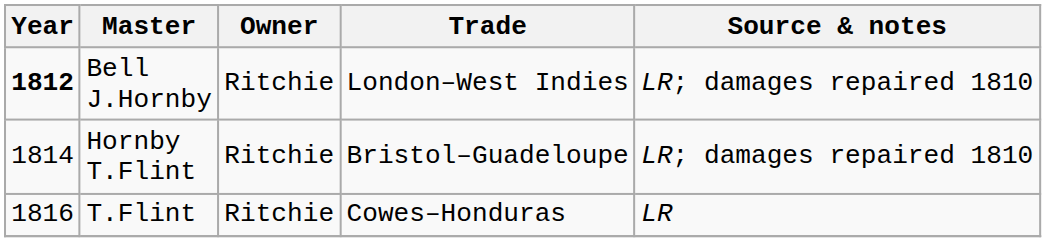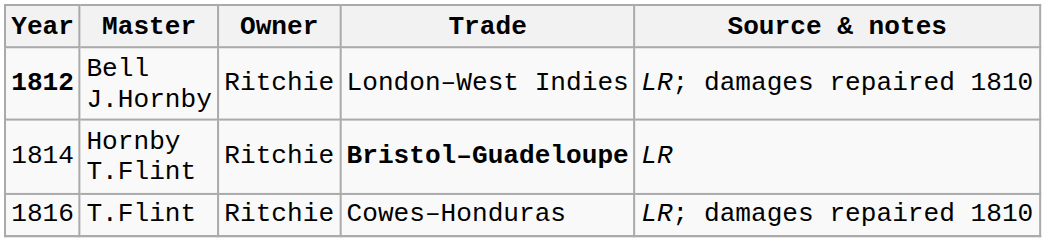(488, 157) normal -> (488, 157) bold
(837, 157) LR; damages repaired 1810 -> (657, 157) LR
(657, 214) LR -> (837, 214) LR; damages repaired 1810
